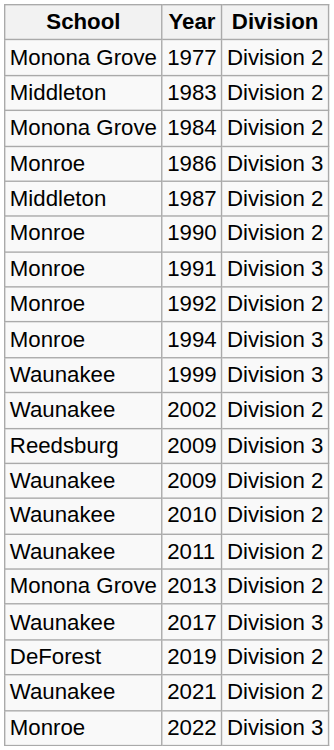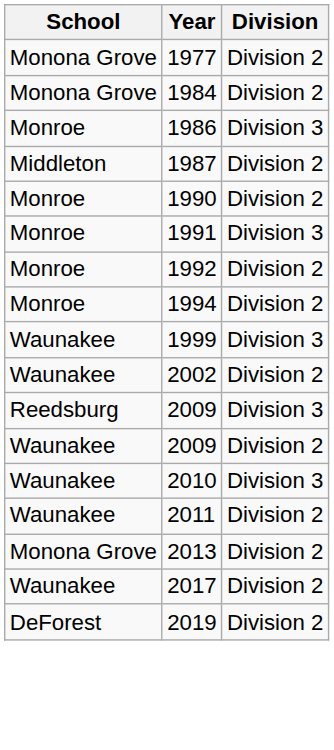- row: (58, 92)
(275, 339) Division 3 -> (275, 304) Division 2
(275, 515) Division 2 -> (275, 480) Division 3
(275, 621) Division 3 -> (275, 586) Division 2
- row: (63, 692)
- row: (48, 727)
